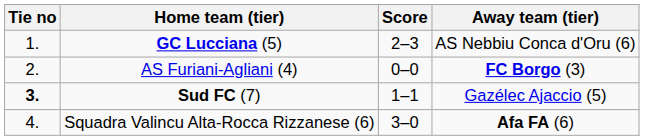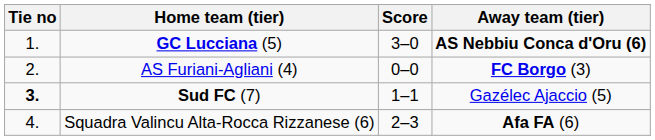(405, 43) 2–3 -> (405, 43) 3–0
(535, 43) normal -> (541, 43) bold
(405, 122) 3–0 -> (405, 122) 2–3
